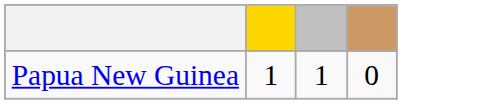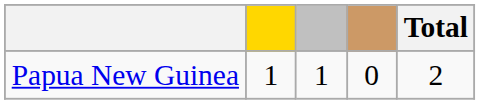+ column: (436, 27)
